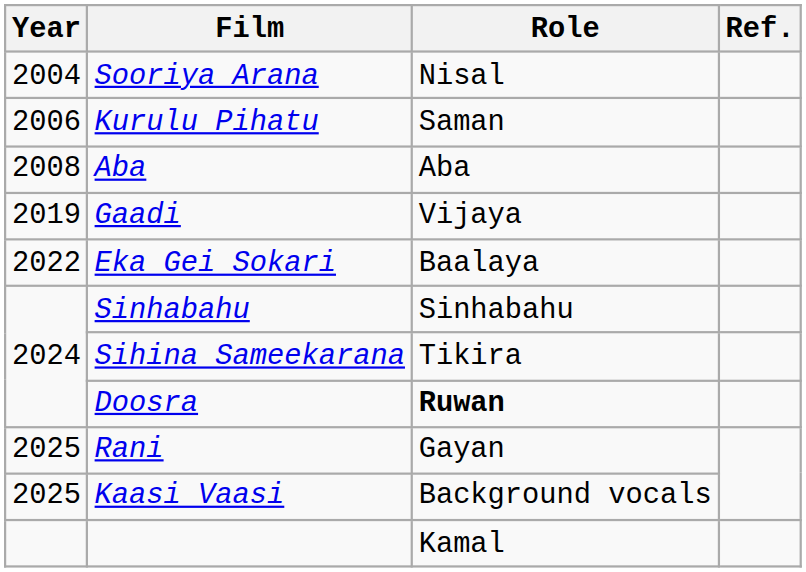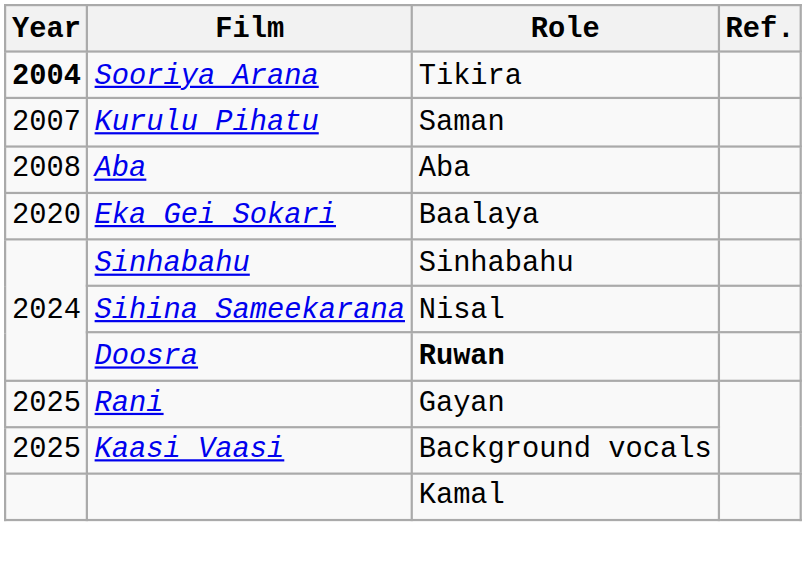(46, 75) normal -> (46, 75) bold
(462, 75) Nisal -> (470, 75) Tikira
(46, 122) 2006 -> (46, 122) 2007
- row: (138, 216)
(46, 263) 2022 -> (46, 216) 2020
(470, 356) Tikira -> (462, 309) Nisal
